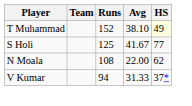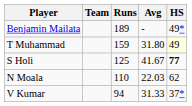+ row: (44, 28)
(106, 28) 152 -> (122, 45) 159
(137, 28) 38.10 -> (153, 45) 31.80
(159, 45) normal -> (174, 61) bold
(106, 61) 108 -> (121, 77) 110
(137, 61) 22.00 -> (153, 77) 22.03
